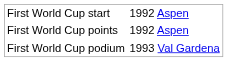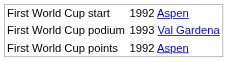rows swapped: (63, 31) <-> (66, 48)
